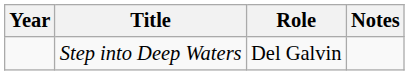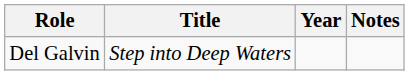columns swapped: (30, 20) <-> (296, 20)
